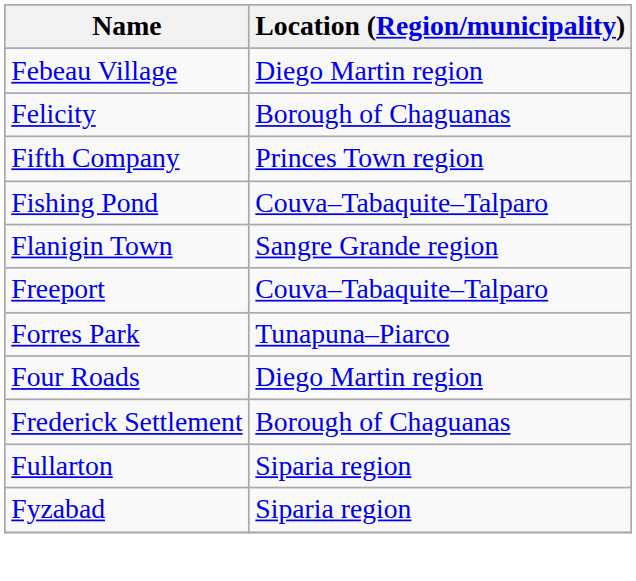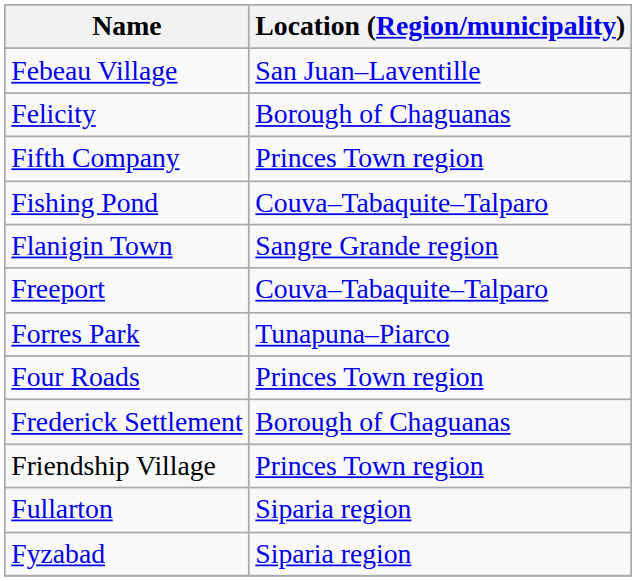(369, 70) Diego Martin region -> (368, 70) San Juan–Laventille
(369, 377) Diego Martin region -> (369, 377) Princes Town region
+ row: (114, 465)
